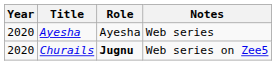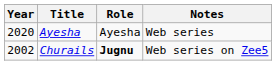(21, 51) 2020 -> (21, 51) 2002
